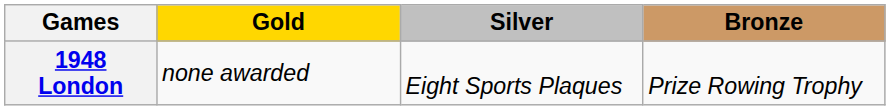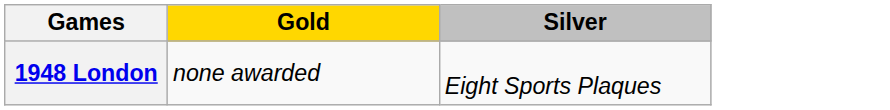- column: (764, 22)
